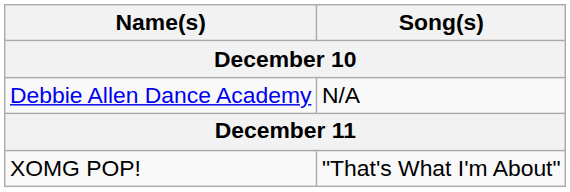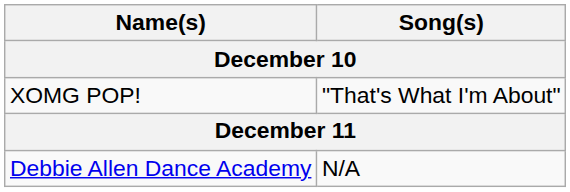rows swapped: (75, 167) <-> (161, 95)
